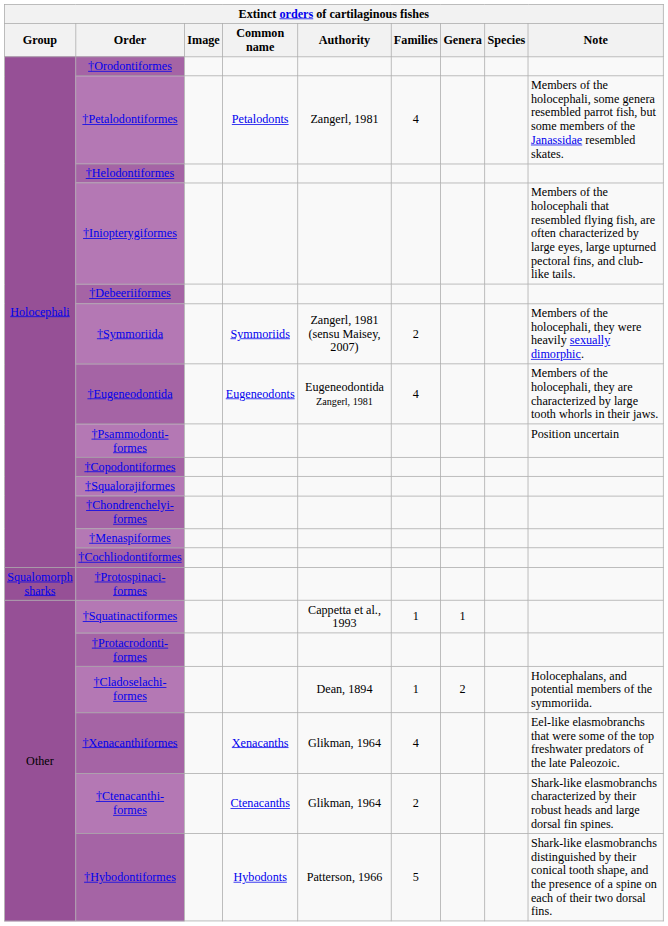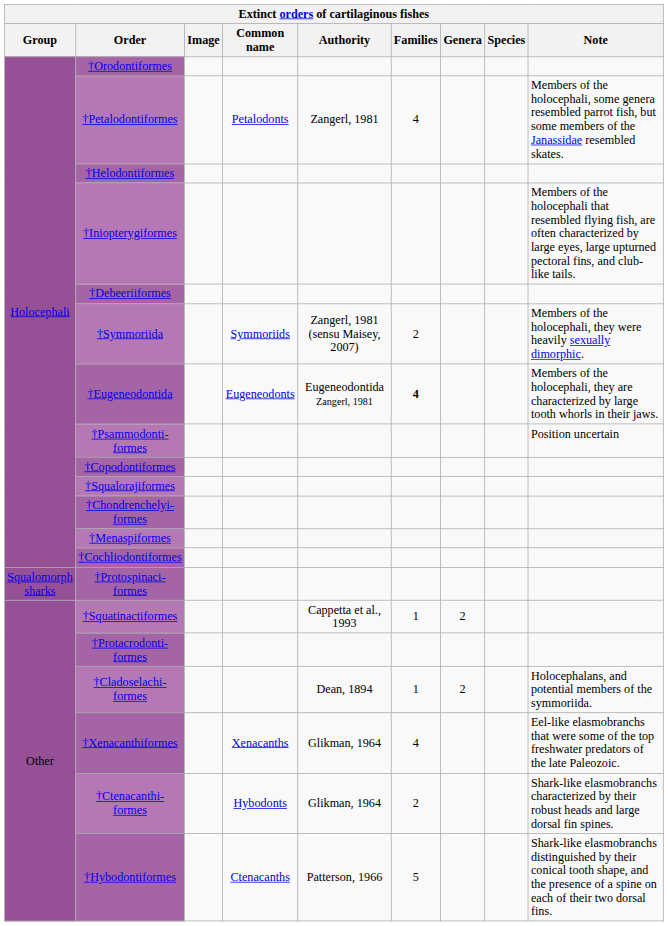(416, 394) normal -> (416, 394) bold
(463, 616) 1 -> (463, 616) 2
(260, 803) Ctenacanths -> (260, 803) Hybodonts
(260, 877) Hybodonts -> (260, 877) Ctenacanths
